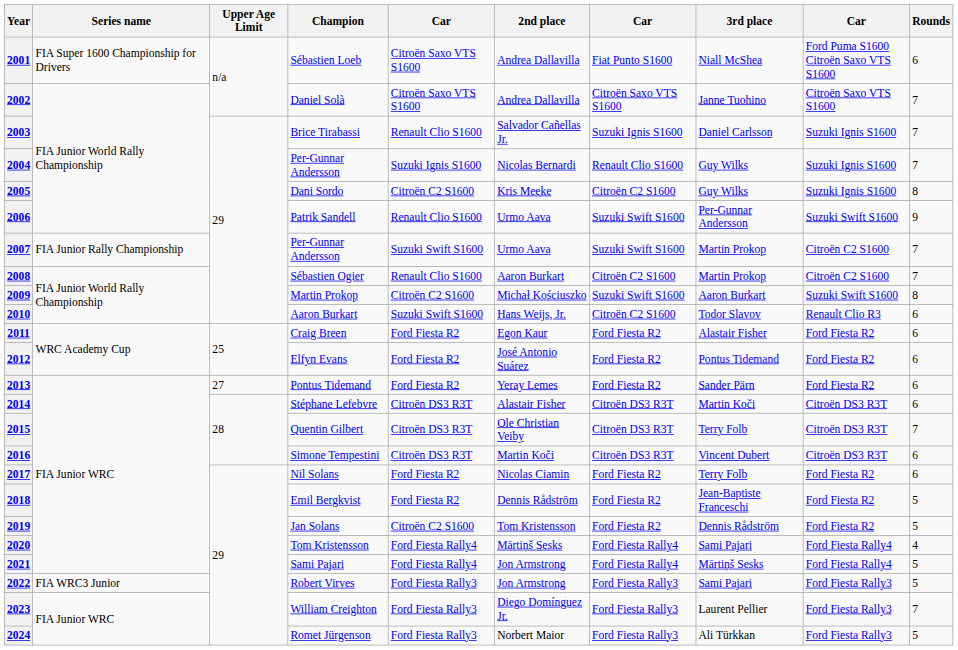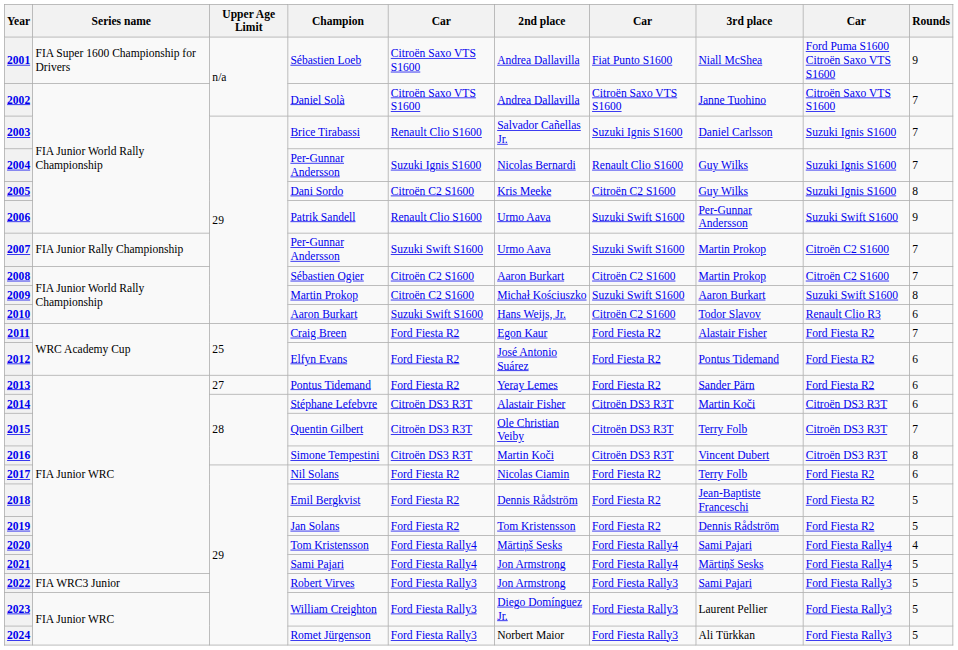(915, 60) 6 -> (915, 60) 9
(436, 276) Renault Clio S1600 -> (432, 276) Citroën C2 S1600
(915, 333) 6 -> (915, 333) 7
(915, 455) 6 -> (915, 455) 8
(432, 526) Citroën C2 S1600 -> (425, 526) Ford Fiesta R2
(915, 609) 7 -> (915, 609) 5
